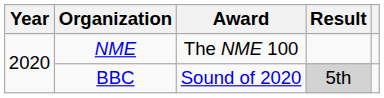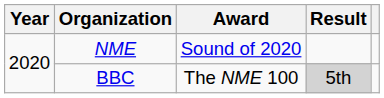(241, 48) The NME 100 -> (241, 48) Sound of 2020
(241, 78) Sound of 2020 -> (241, 78) The NME 100
